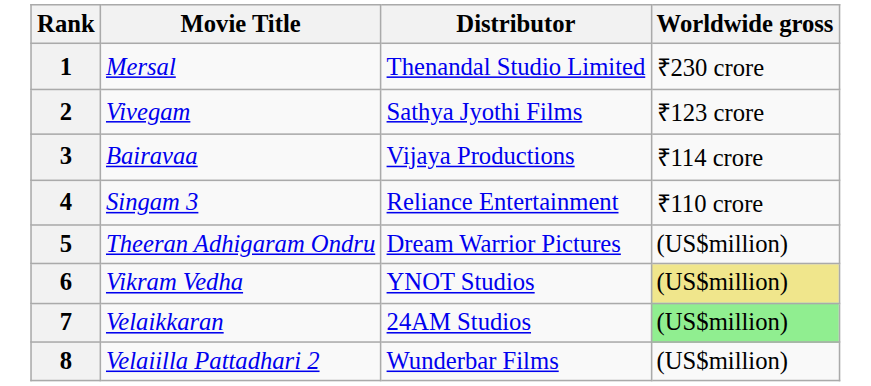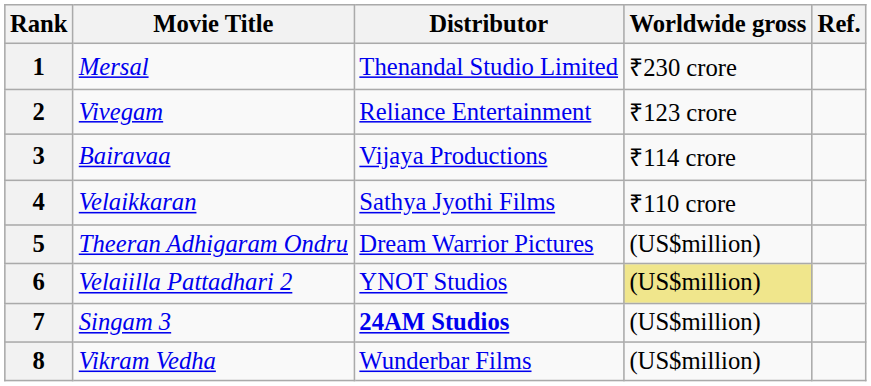+ column: (839, 24)
(484, 111) Sathya Jyothi Films -> (475, 111) Reliance Entertainment
(152, 201) Singam 3 -> (138, 201) Velaikkaran
(503, 201) Reliance Entertainment -> (457, 201) Sathya Jyothi Films
(175, 283) Vikram Vedha -> (186, 283) Velaiilla Pattadhari 2
(165, 322) Velaikkaran -> (125, 322) Singam 3
(459, 322) normal -> (434, 322) bold
(722, 322) lightgreen background -> (695, 322) no background
(213, 361) Velaiilla Pattadhari 2 -> (147, 361) Vikram Vedha
